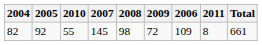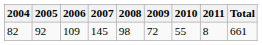columns swapped: (186, 13) <-> (74, 13)
